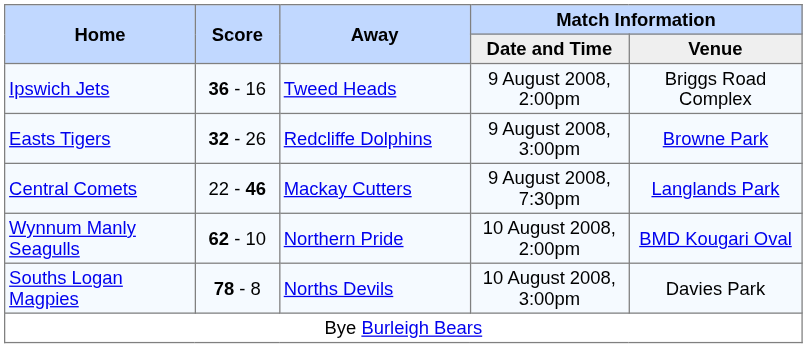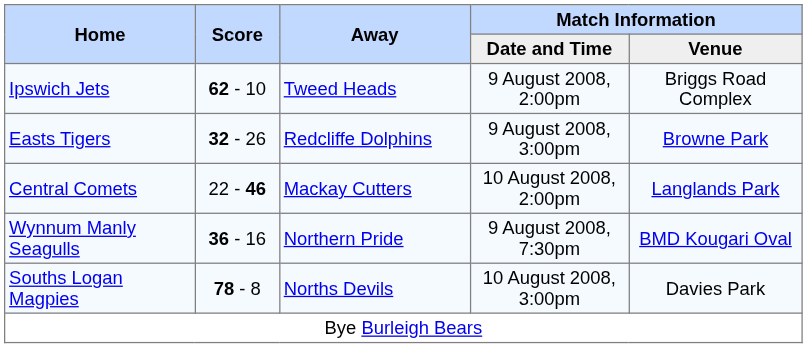(237, 88) 36 - 16 -> (237, 88) 62 - 10
(549, 188) 9 August 2008, 7:30pm -> (549, 188) 10 August 2008, 2:00pm
(237, 238) 62 - 10 -> (237, 238) 36 - 16
(549, 238) 10 August 2008, 2:00pm -> (549, 238) 9 August 2008, 7:30pm
